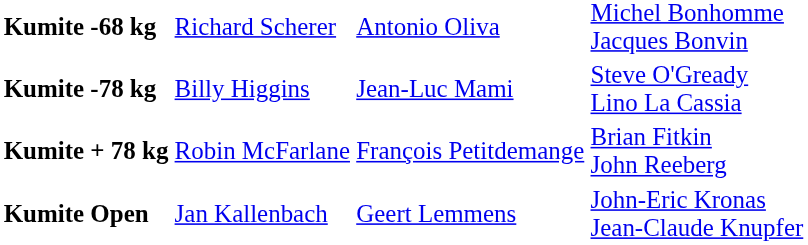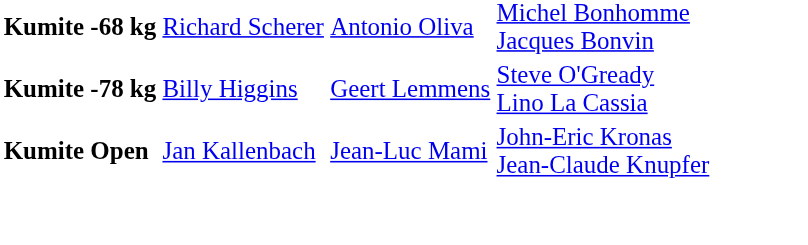(435, 88) Jean-Luc Mami -> (410, 88) Geert Lemmens
- row: (86, 151)
(436, 213) Geert Lemmens -> (409, 151) Jean-Luc Mami
